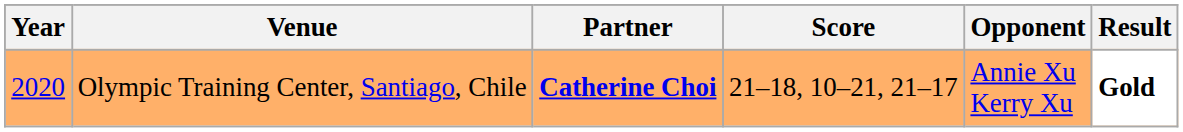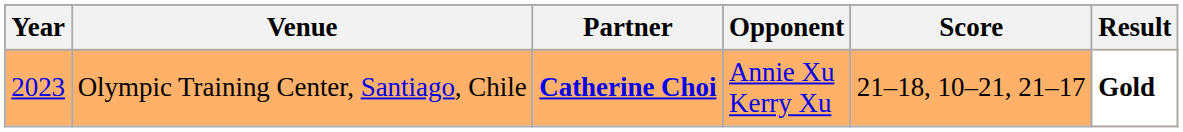columns swapped: (1028, 27) <-> (843, 27)
(38, 87) 2020 -> (38, 87) 2023
